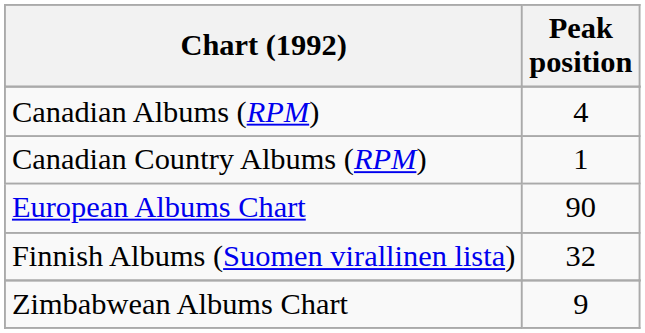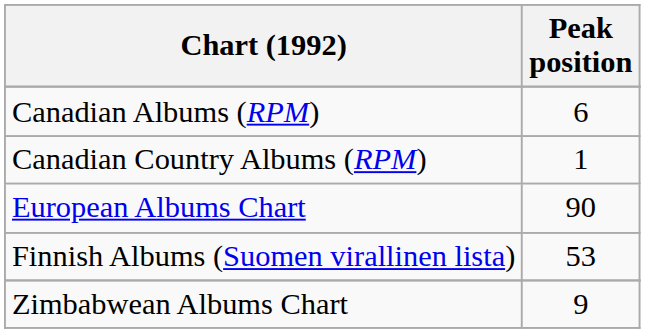(581, 111) 4 -> (581, 111) 6
(581, 255) 32 -> (581, 255) 53
